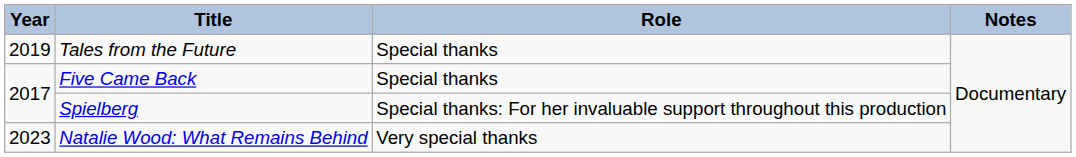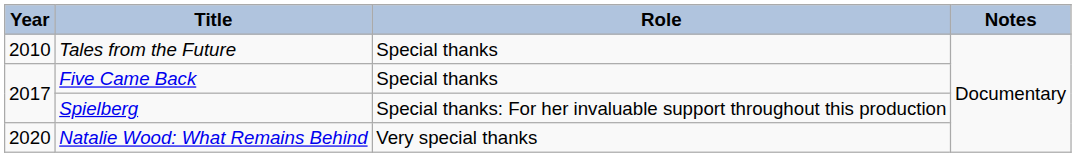(30, 49) 2019 -> (30, 49) 2010
(30, 138) 2023 -> (30, 138) 2020
